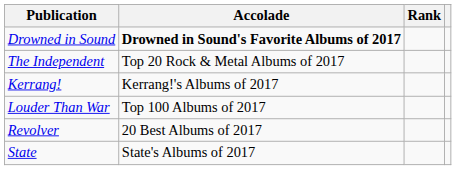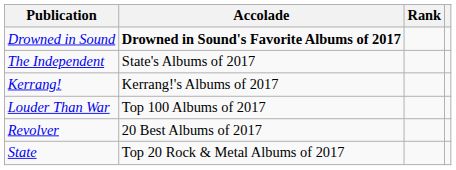(233, 61) Top 20 Rock & Metal Albums of 2017 -> (189, 61) State's Albums of 2017
(189, 152) State's Albums of 2017 -> (233, 152) Top 20 Rock & Metal Albums of 2017
